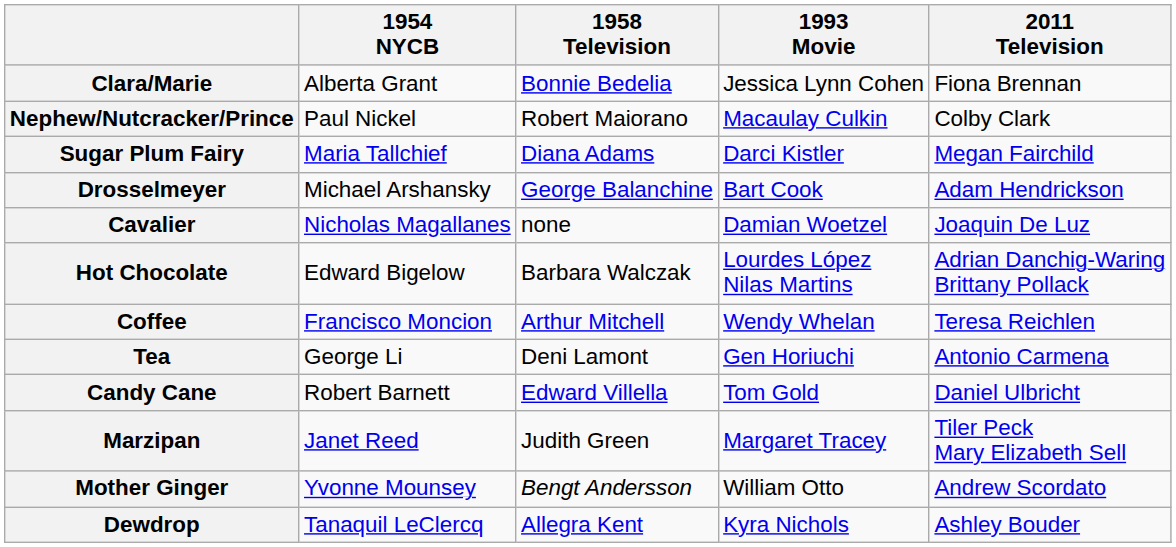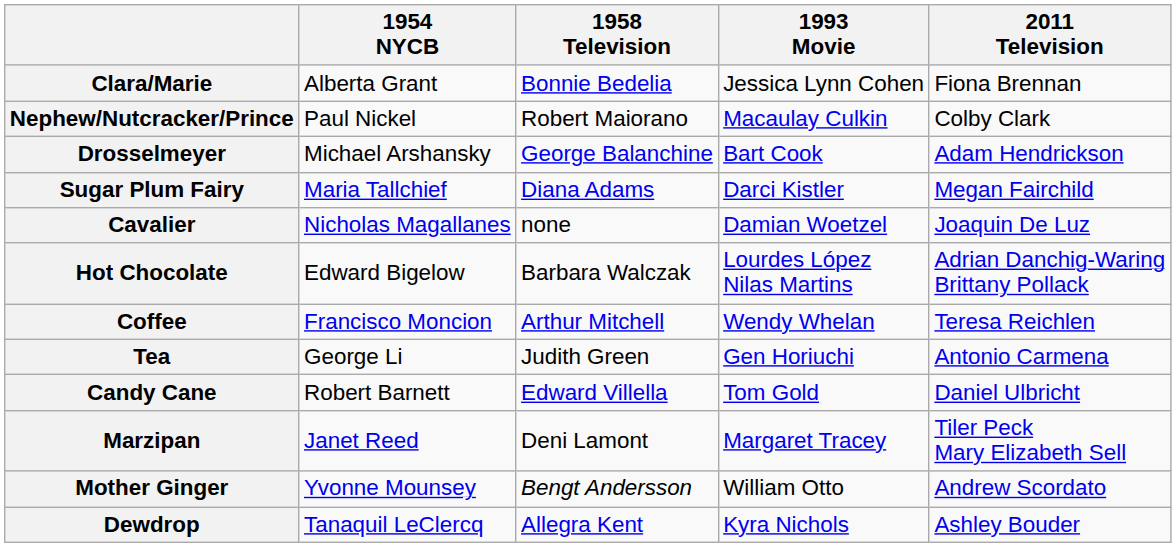rows swapped: (152, 189) <-> (152, 154)
(585, 356) Deni Lamont -> (585, 356) Judith Green
(585, 440) Judith Green -> (585, 440) Deni Lamont
